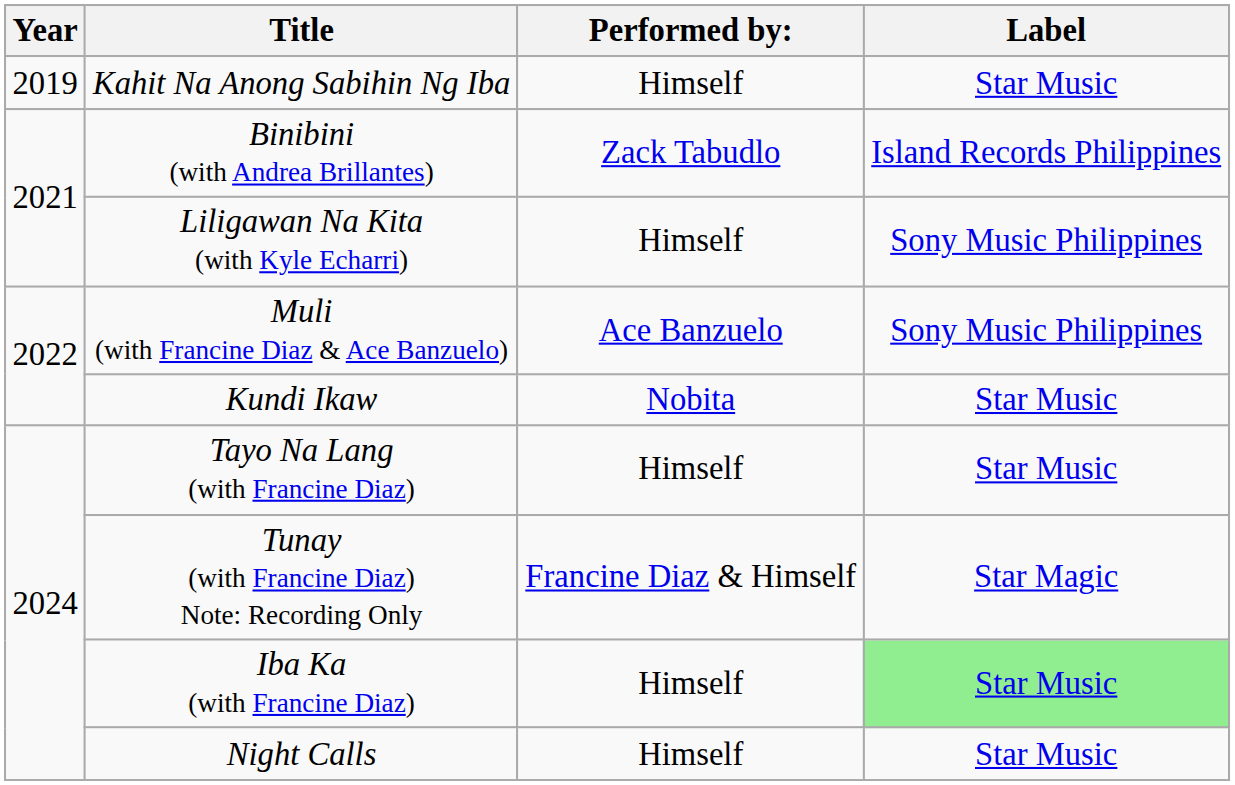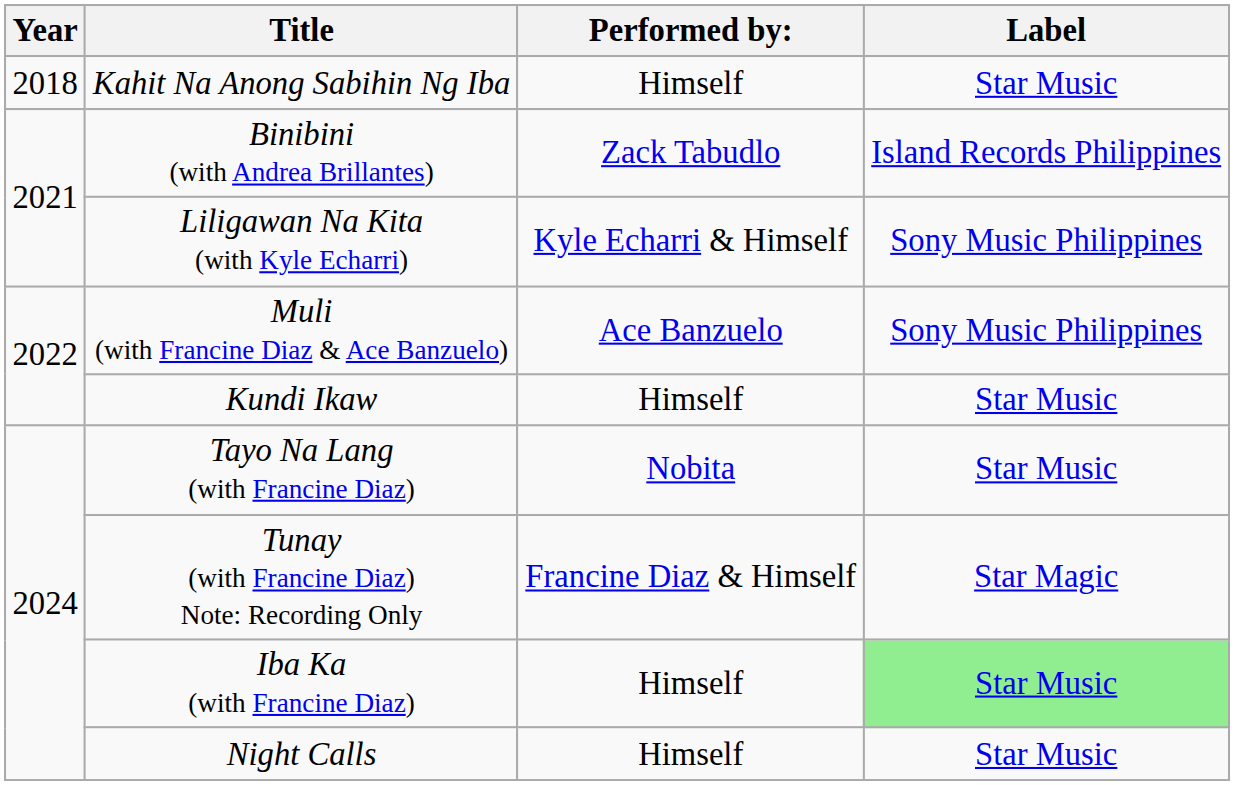(45, 82) 2019 -> (45, 82) 2018
(691, 240) Himself -> (691, 240) Kyle Echarri & Himself
(691, 399) Nobita -> (691, 399) Himself
(691, 469) Himself -> (691, 469) Nobita
